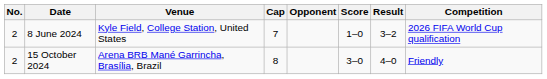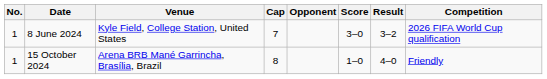(15, 33) 2 -> (15, 33) 1
(355, 33) 1–0 -> (355, 33) 3–0
(15, 60) 2 -> (15, 60) 1
(355, 60) 3–0 -> (355, 60) 1–0
